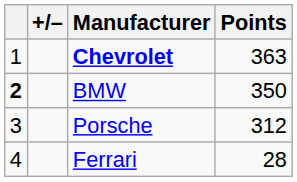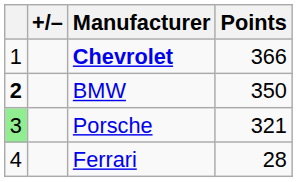(269, 57) 363 -> (269, 57) 366
(16, 125) no background -> (16, 125) lightgreen background
(269, 125) 312 -> (269, 125) 321
